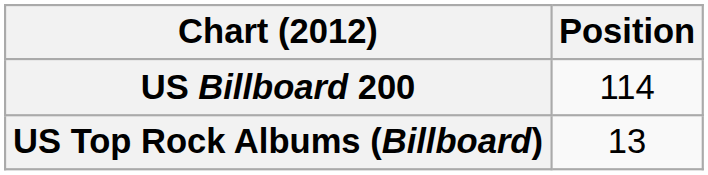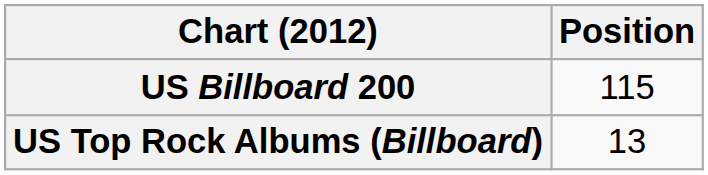(627, 86) 114 -> (627, 86) 115
